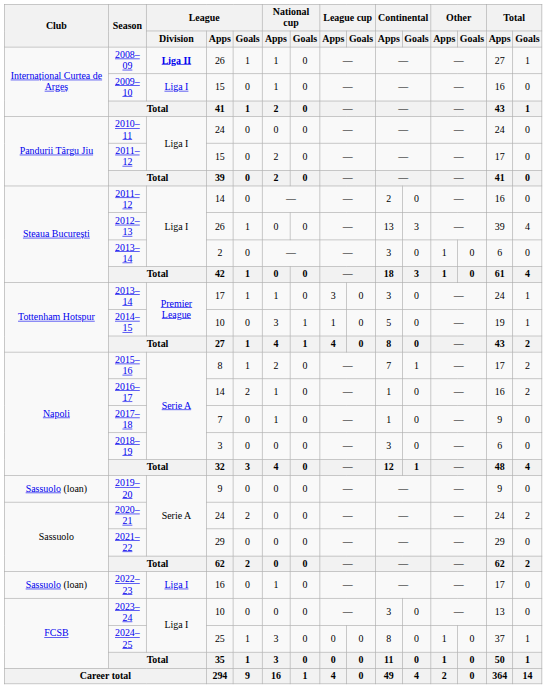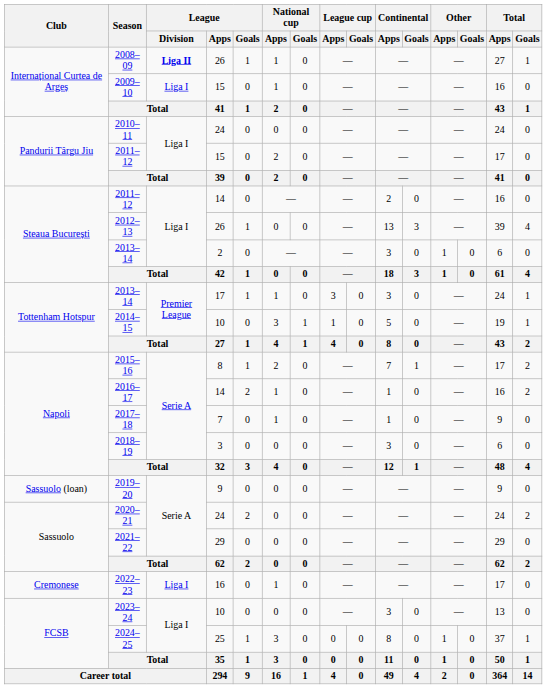(56, 585) Sassuolo (loan) -> (56, 585) Cremonese
